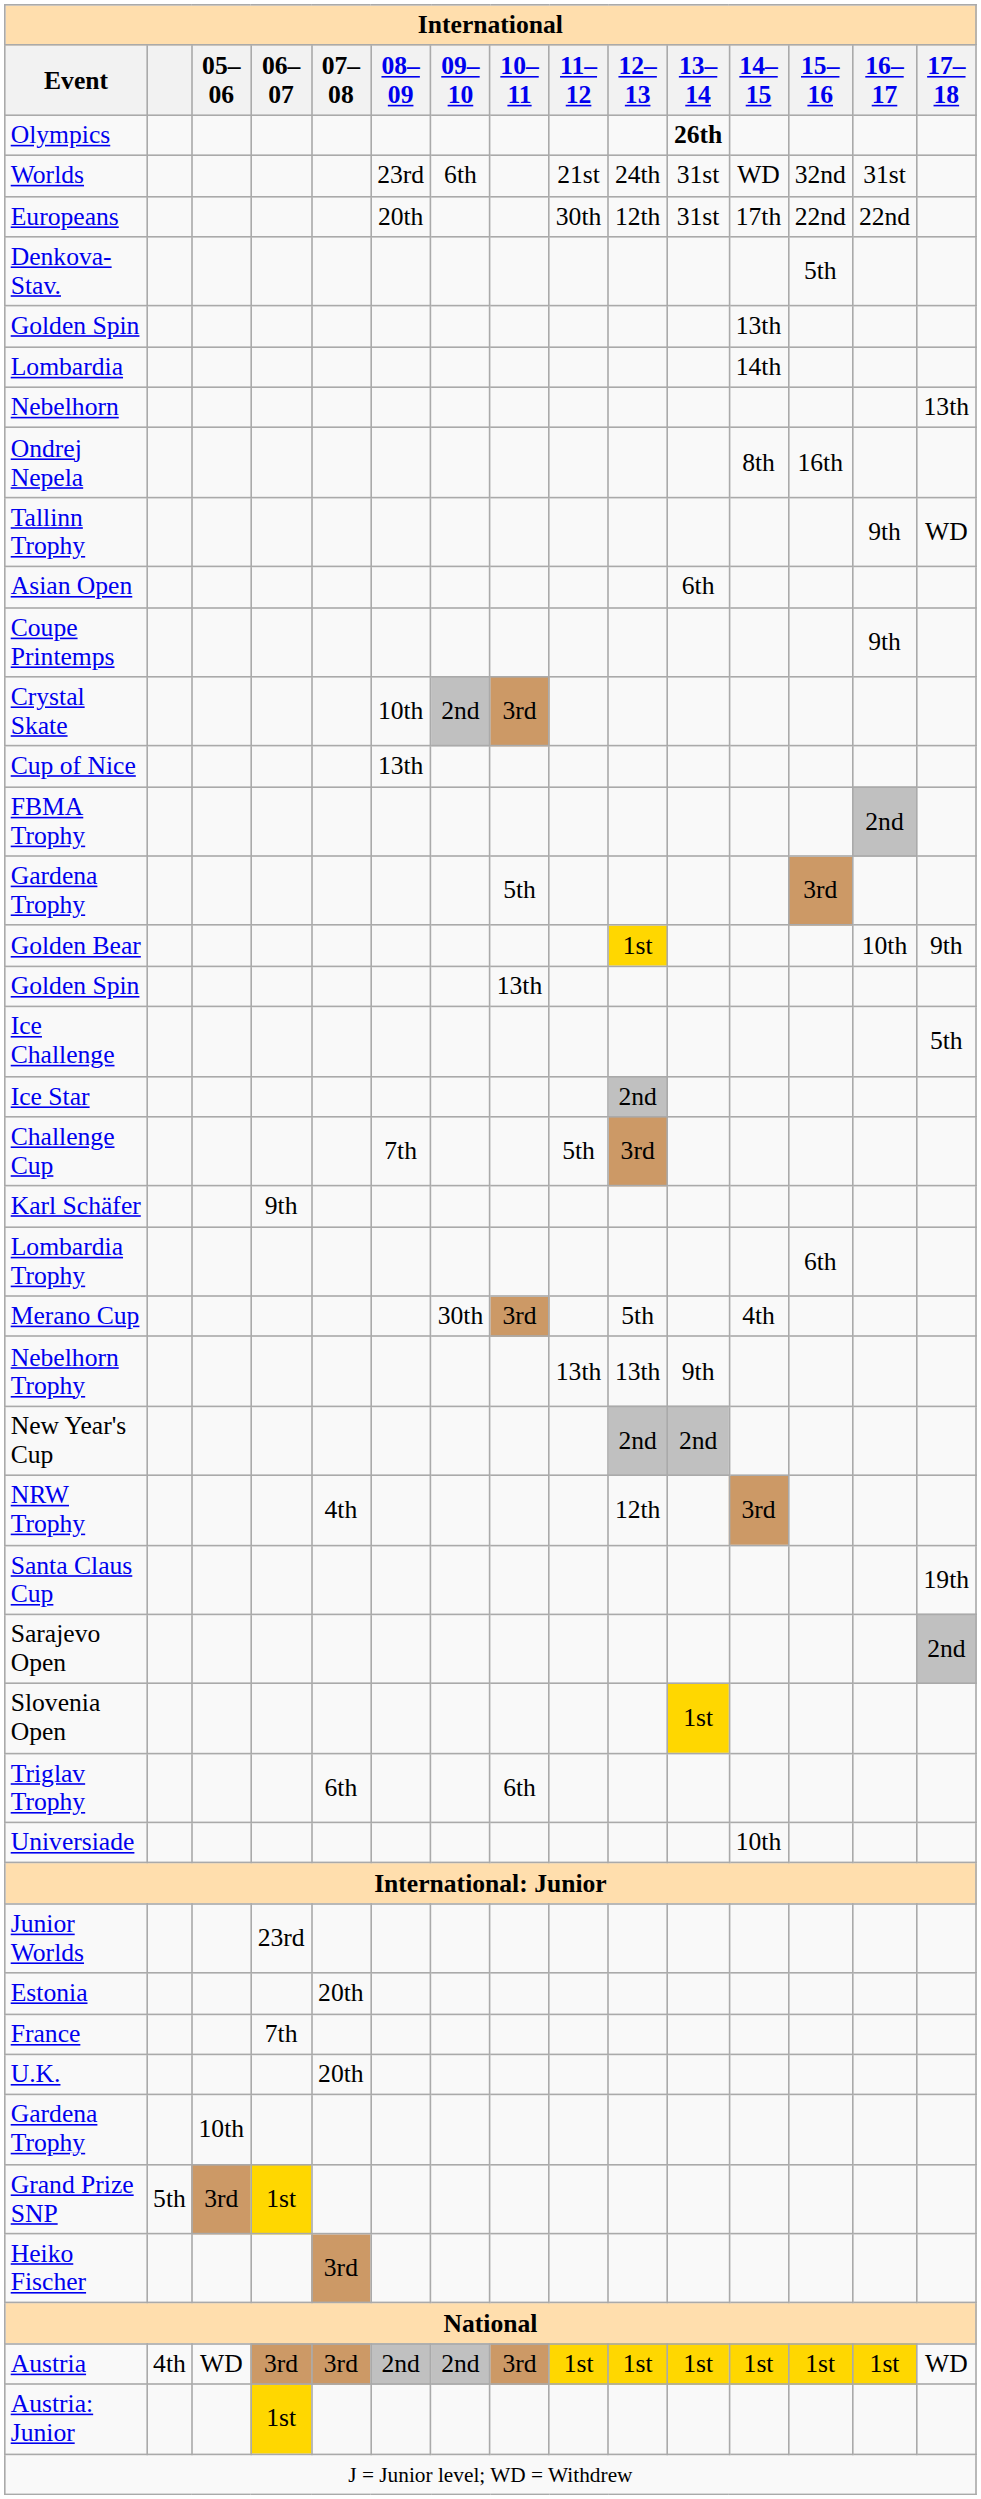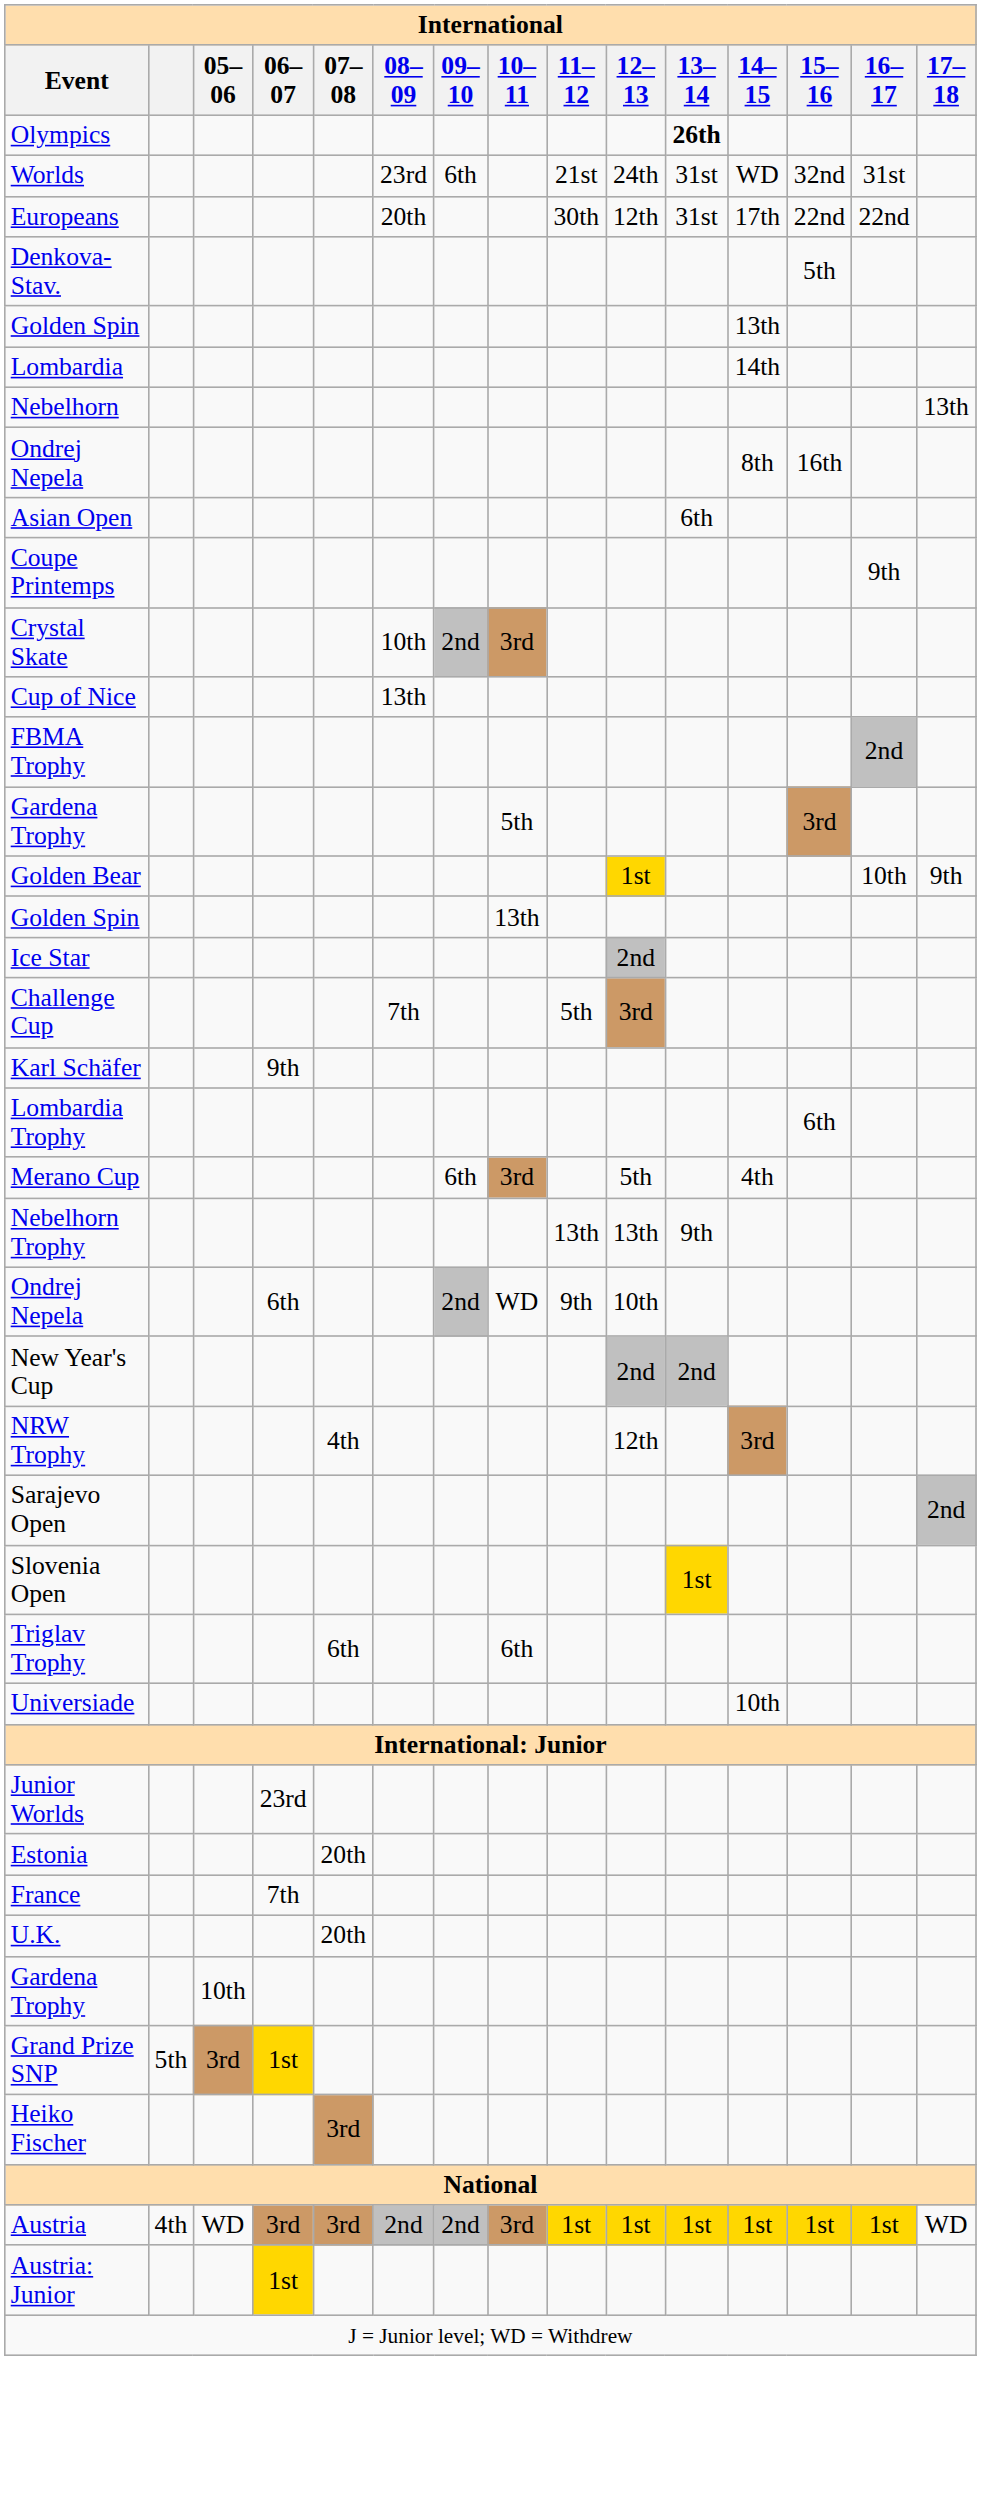- row: (48, 531)
- row: (63, 1040)
(460, 1316) 30th -> (461, 1177) 6th
+ row: (47, 1301)
- row: (72, 1579)
